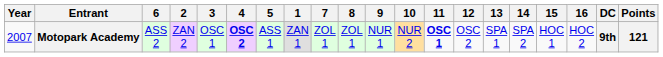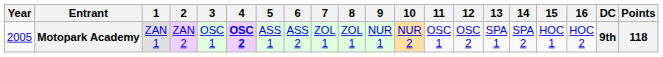columns swapped: (298, 13) <-> (156, 13)
(19, 37) 2007 -> (19, 37) 2005
(439, 37) bold -> (439, 37) normal
(638, 37) 121 -> (638, 37) 118
